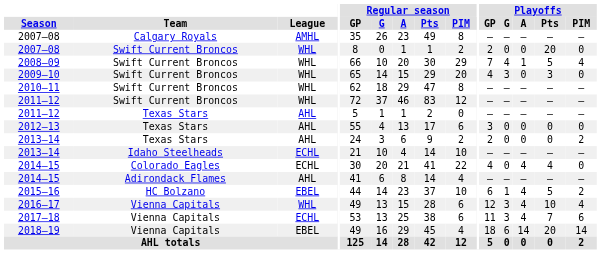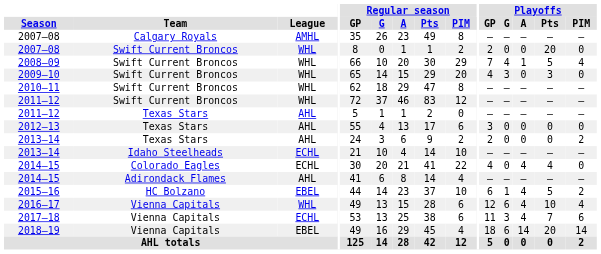(507, 204) 3 -> (507, 204) 6
